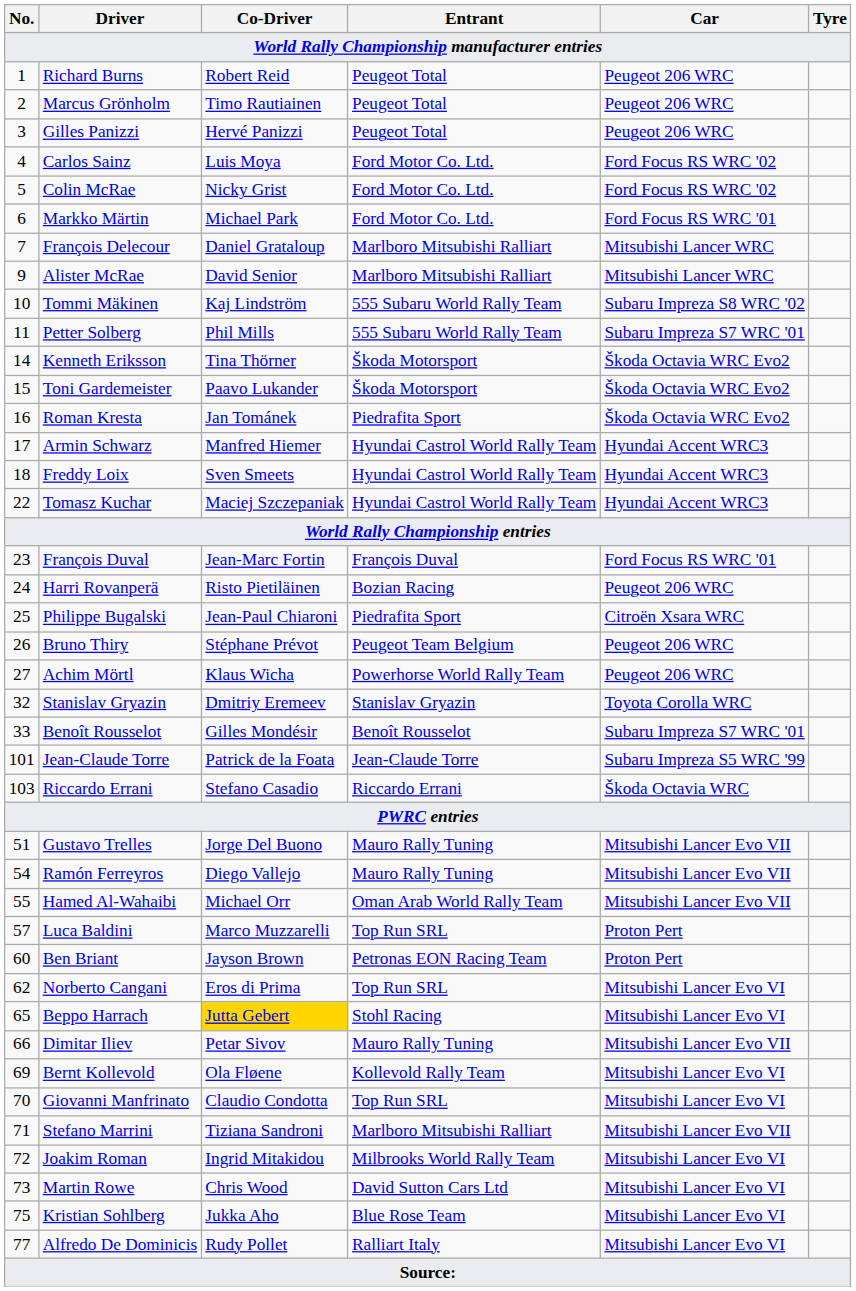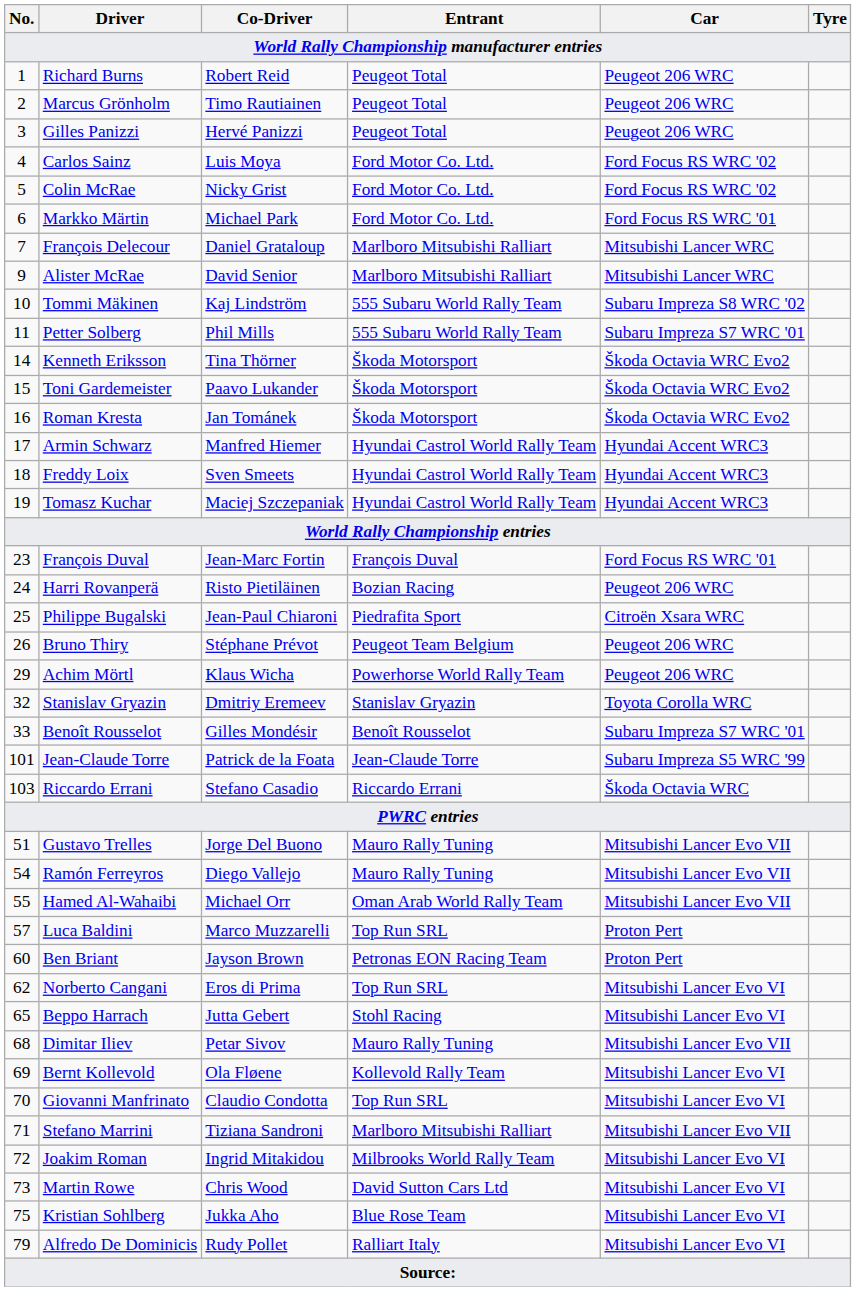(406, 417) Piedrafita Sport -> (415, 417) Škoda Motorsport
(22, 502) 22 -> (22, 502) 19
(22, 673) 27 -> (22, 673) 29
(247, 1015) gold background -> (247, 1015) no background
(22, 1044) 66 -> (22, 1044) 68
(22, 1243) 77 -> (22, 1243) 79
